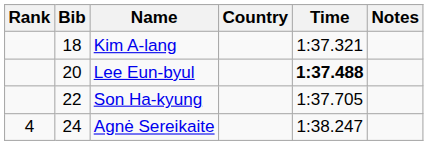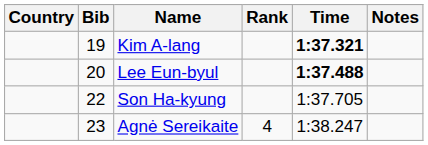columns swapped: (29, 18) <-> (255, 18)
(72, 45) 18 -> (96, 45) 19
(330, 45) normal -> (330, 45) bold
(72, 126) 24 -> (96, 126) 23
